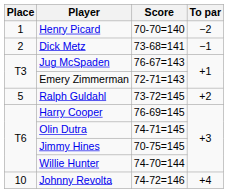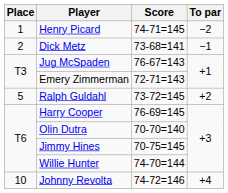(159, 29) 70-70=140 -> (159, 29) 74-71=145
(159, 130) 74-71=145 -> (159, 130) 70-70=140
